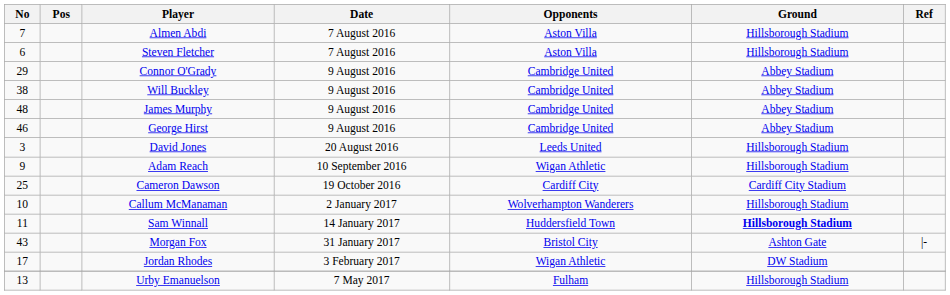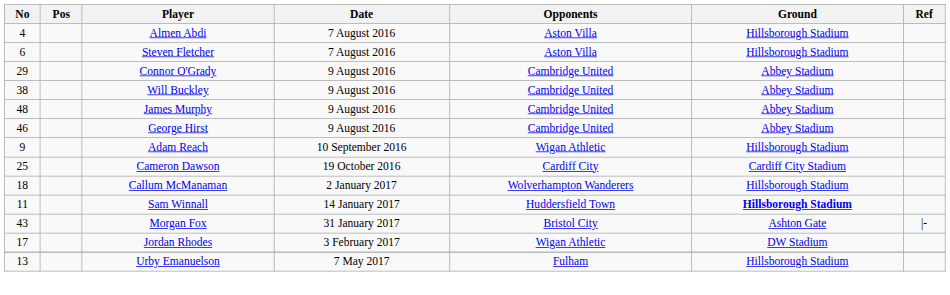(22, 33) 7 -> (22, 33) 4
- row: (178, 147)
(22, 204) 10 -> (22, 185) 18
